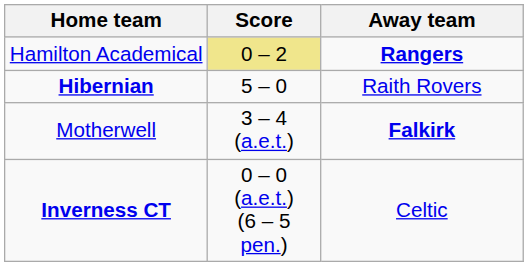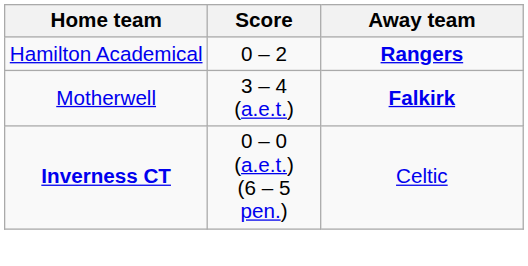(264, 53) khaki background -> (264, 53) no background
- row: (106, 86)
